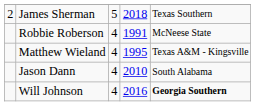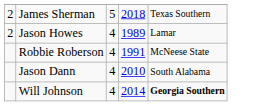+ row: (51, 33)
- row: (62, 52)
(135, 91) 2016 -> (133, 91) 2014
